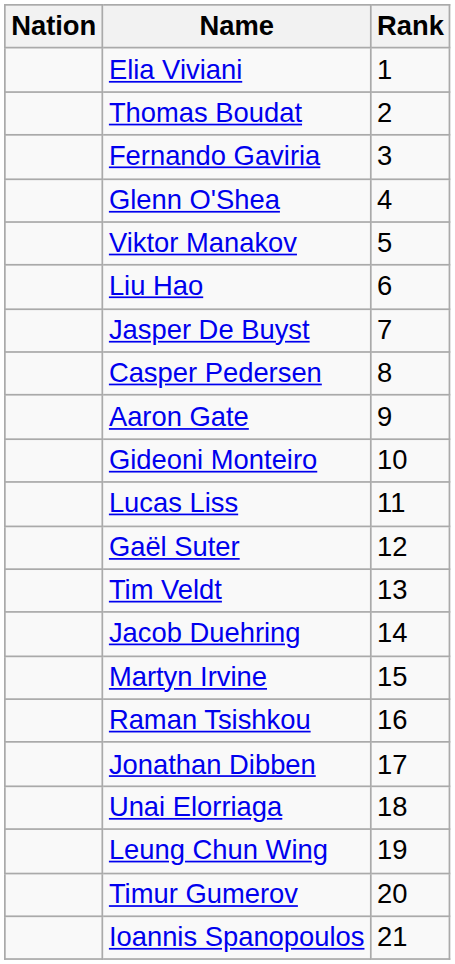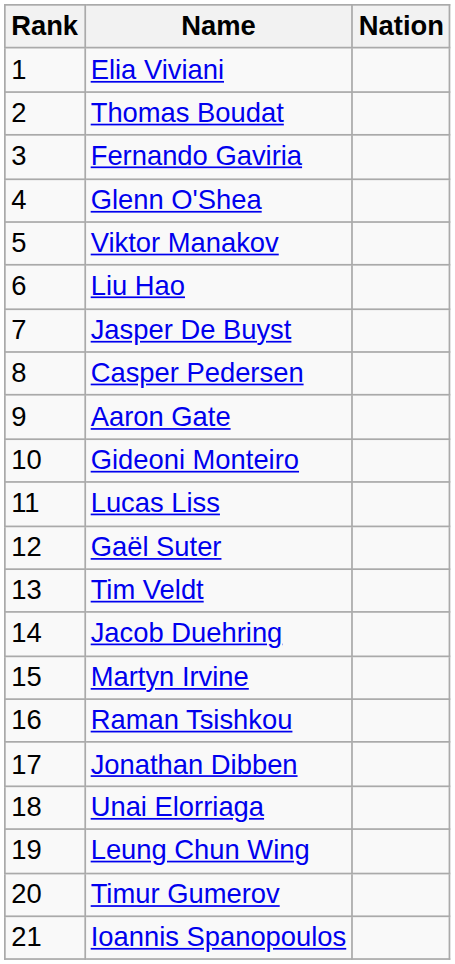columns swapped: (411, 26) <-> (54, 26)
